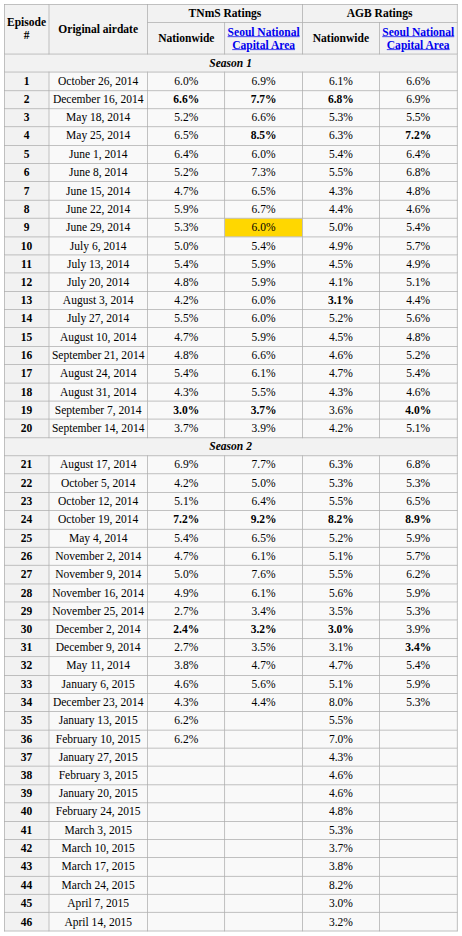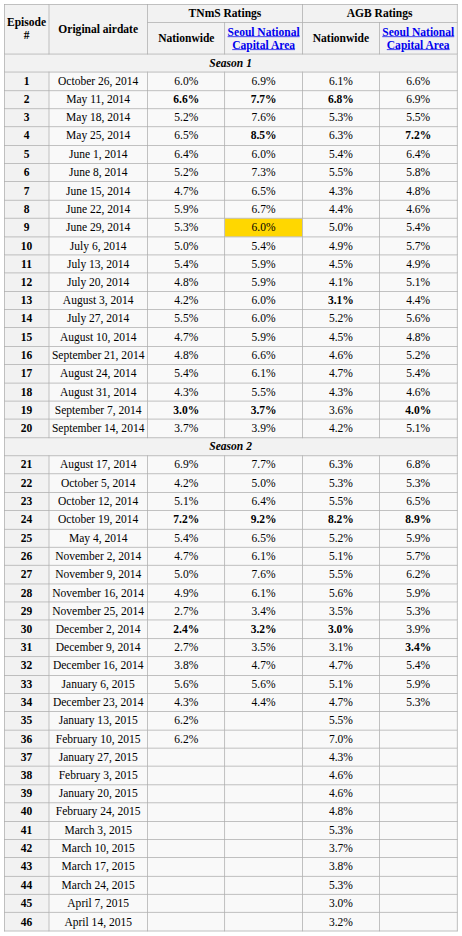(98, 99) December 16, 2014 -> (98, 99) May 11, 2014
(264, 117) 6.6% -> (264, 117) 7.6%
(418, 172) 6.8% -> (418, 172) 5.8%
(98, 666) May 11, 2014 -> (98, 666) December 16, 2014
(186, 684) 4.6% -> (186, 684) 5.6%
(341, 702) 8.0% -> (341, 702) 4.7%
(341, 885) 8.2% -> (341, 885) 5.3%
